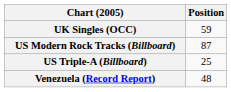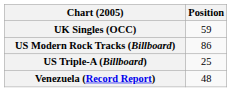(206, 45) 87 -> (206, 45) 86
